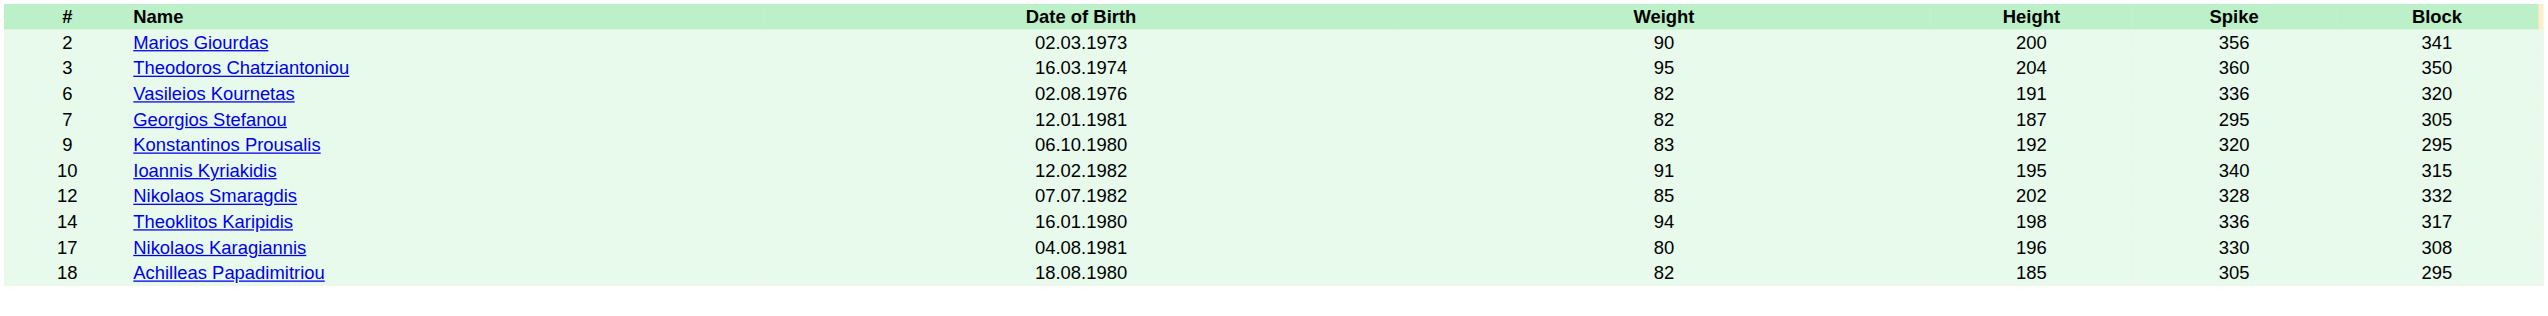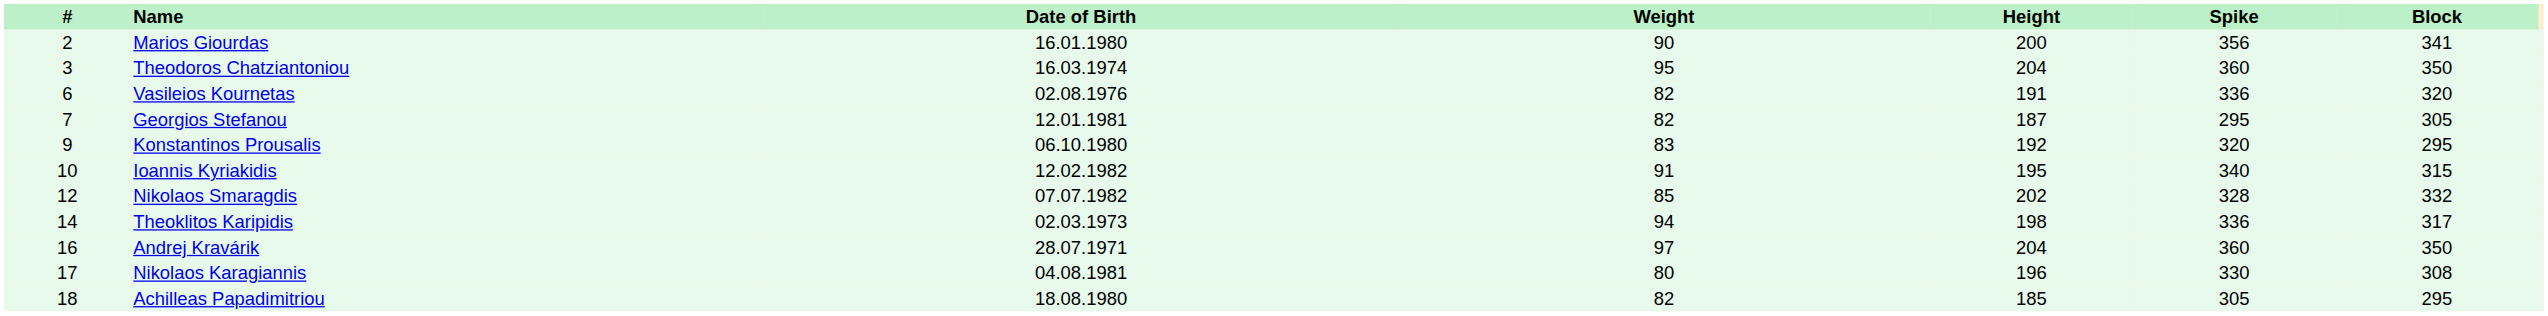(1081, 42) 02.03.1973 -> (1081, 42) 16.01.1980
(1081, 222) 16.01.1980 -> (1081, 222) 02.03.1973
+ row: (196, 247)
